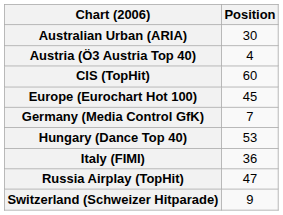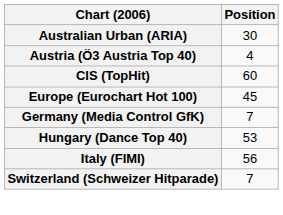(250, 158) 36 -> (250, 158) 56
- row: (113, 179)
(250, 199) 9 -> (250, 179) 7
